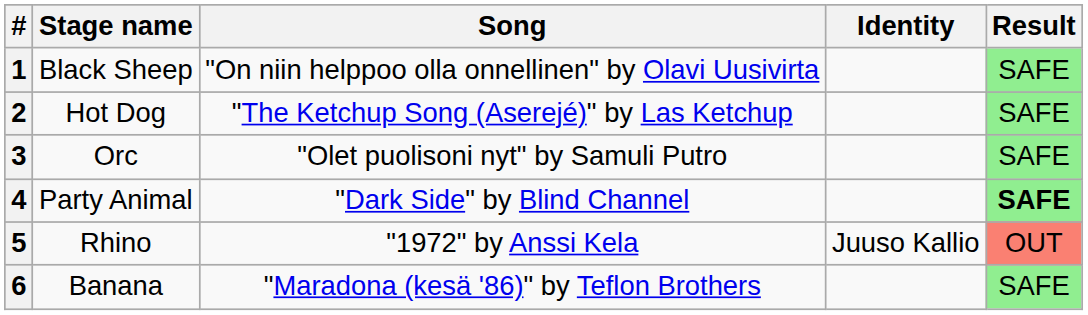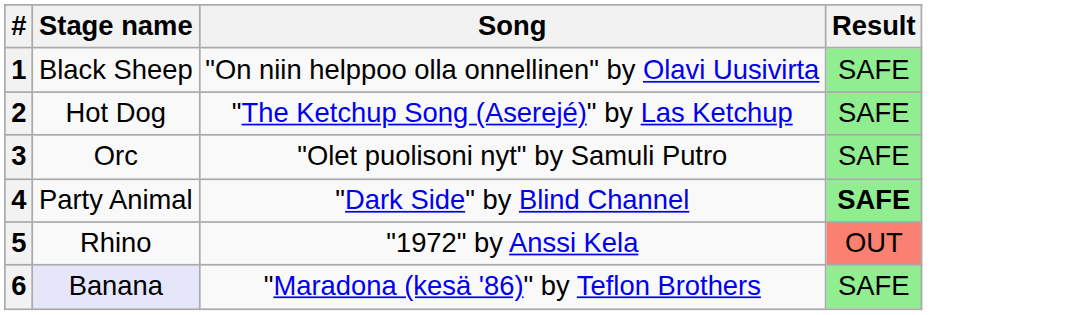- column: (906, 26)
(116, 286) no background -> (116, 286) lavender background
